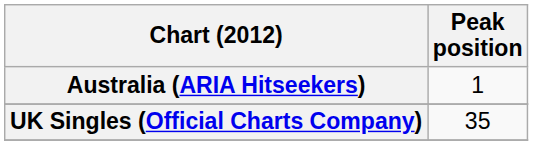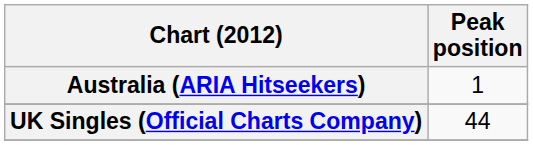(478, 121) 35 -> (478, 121) 44
